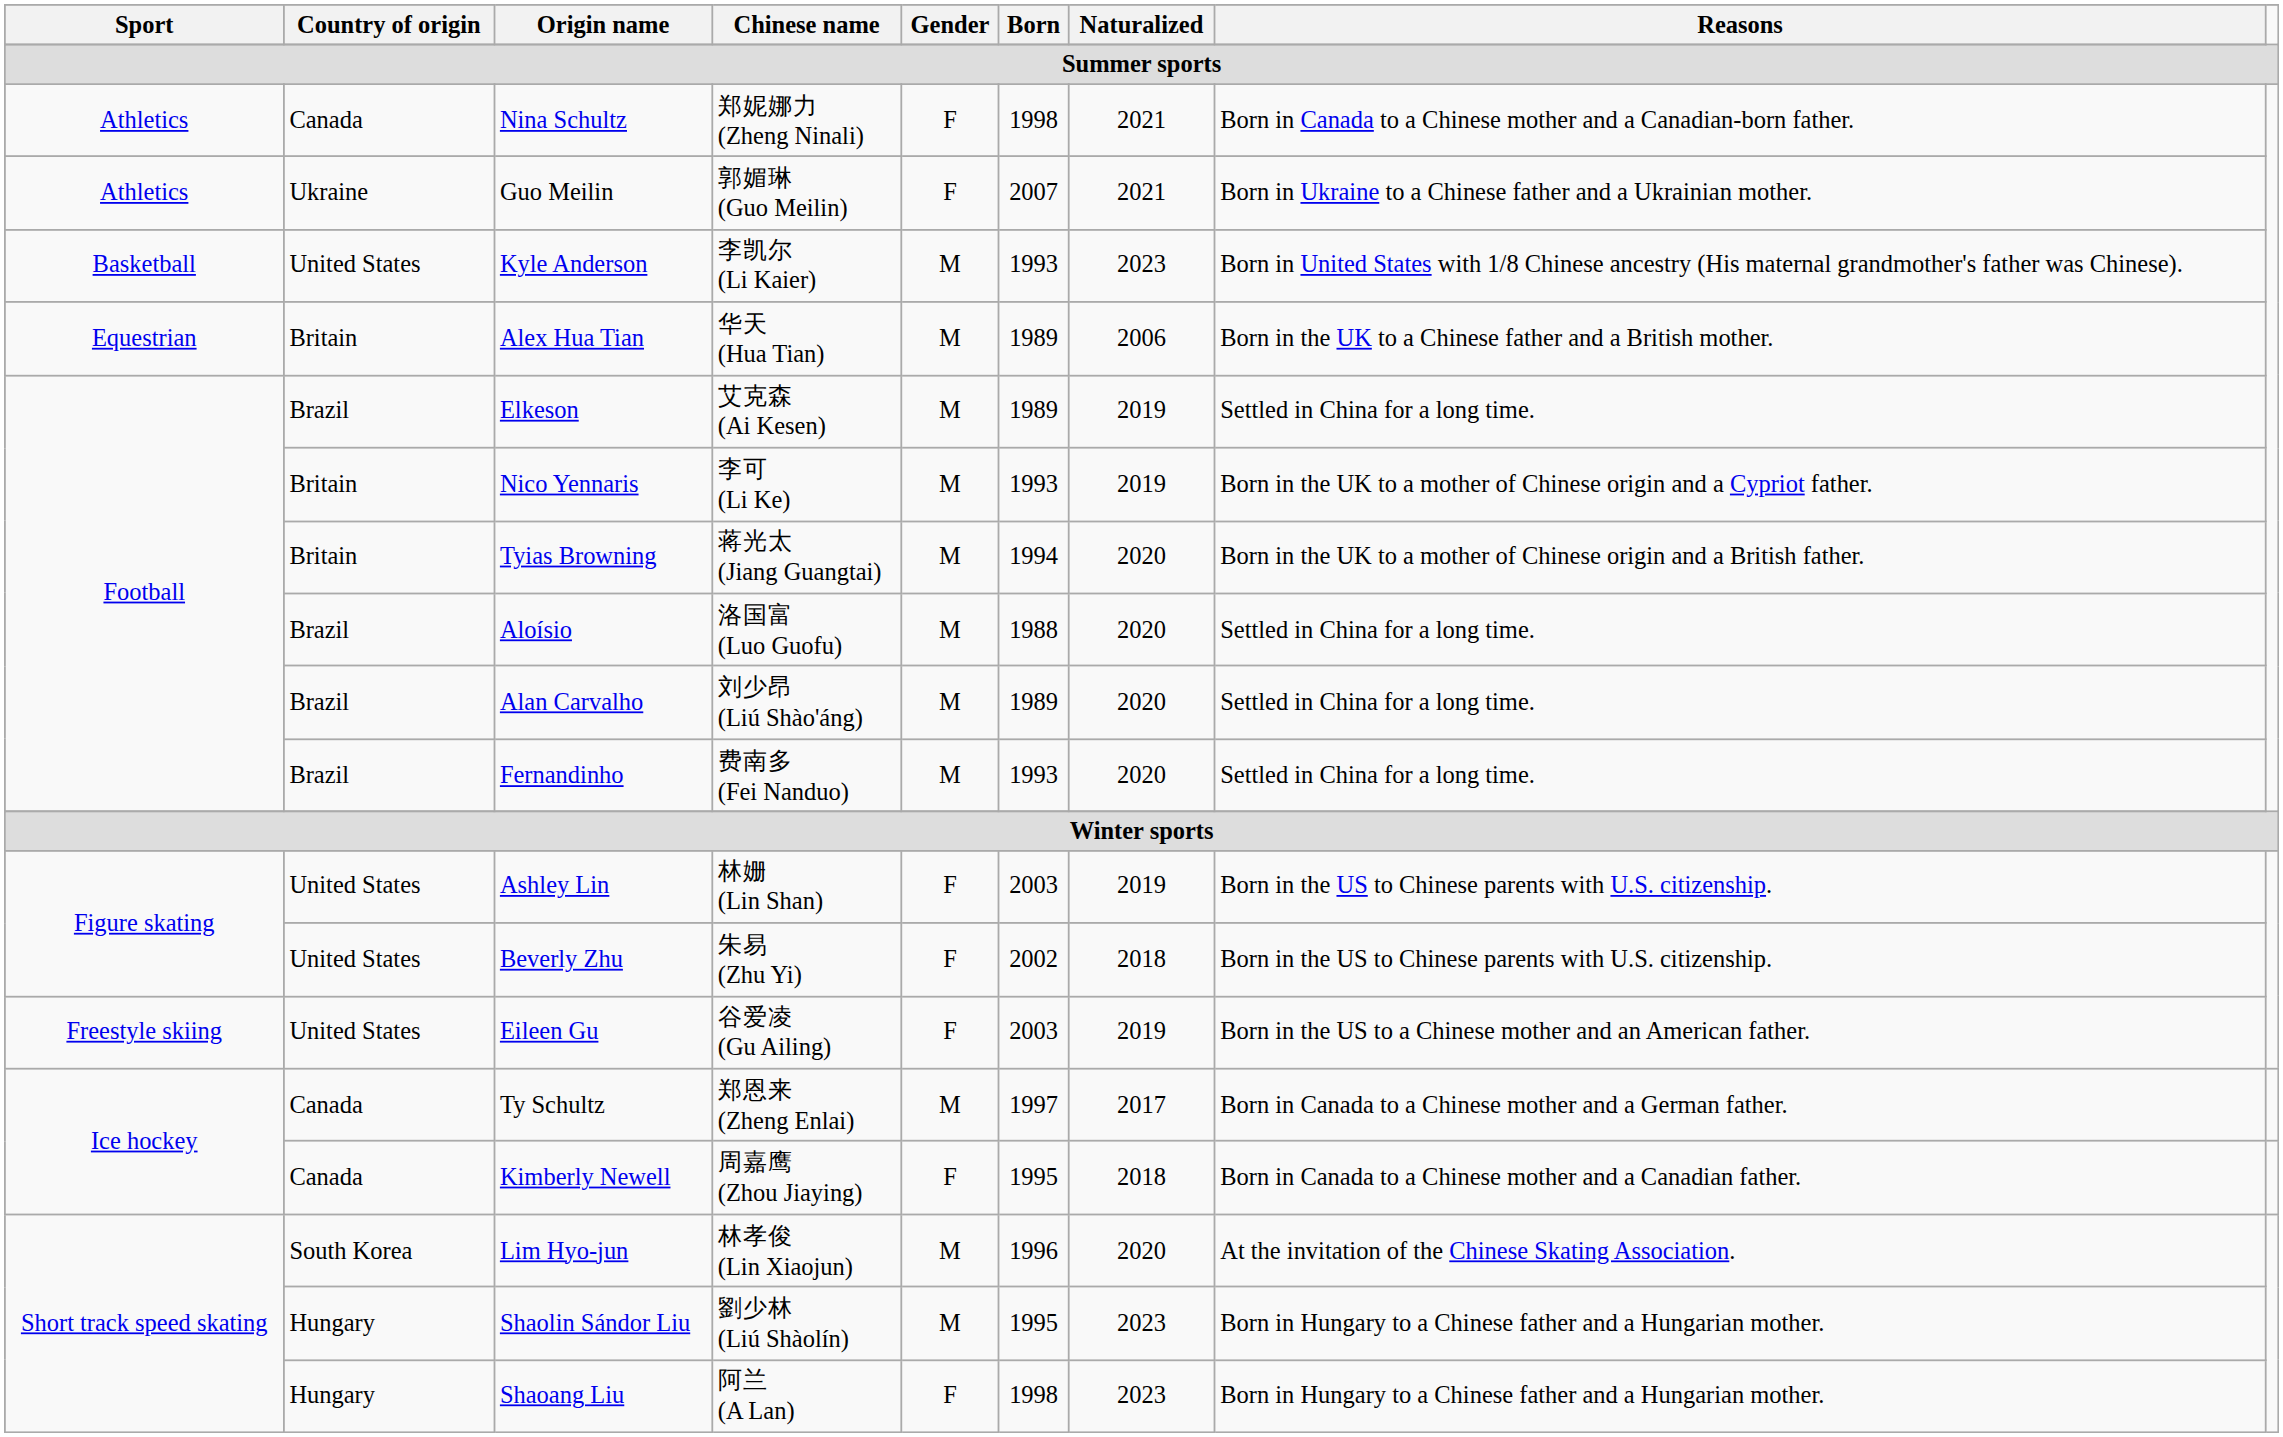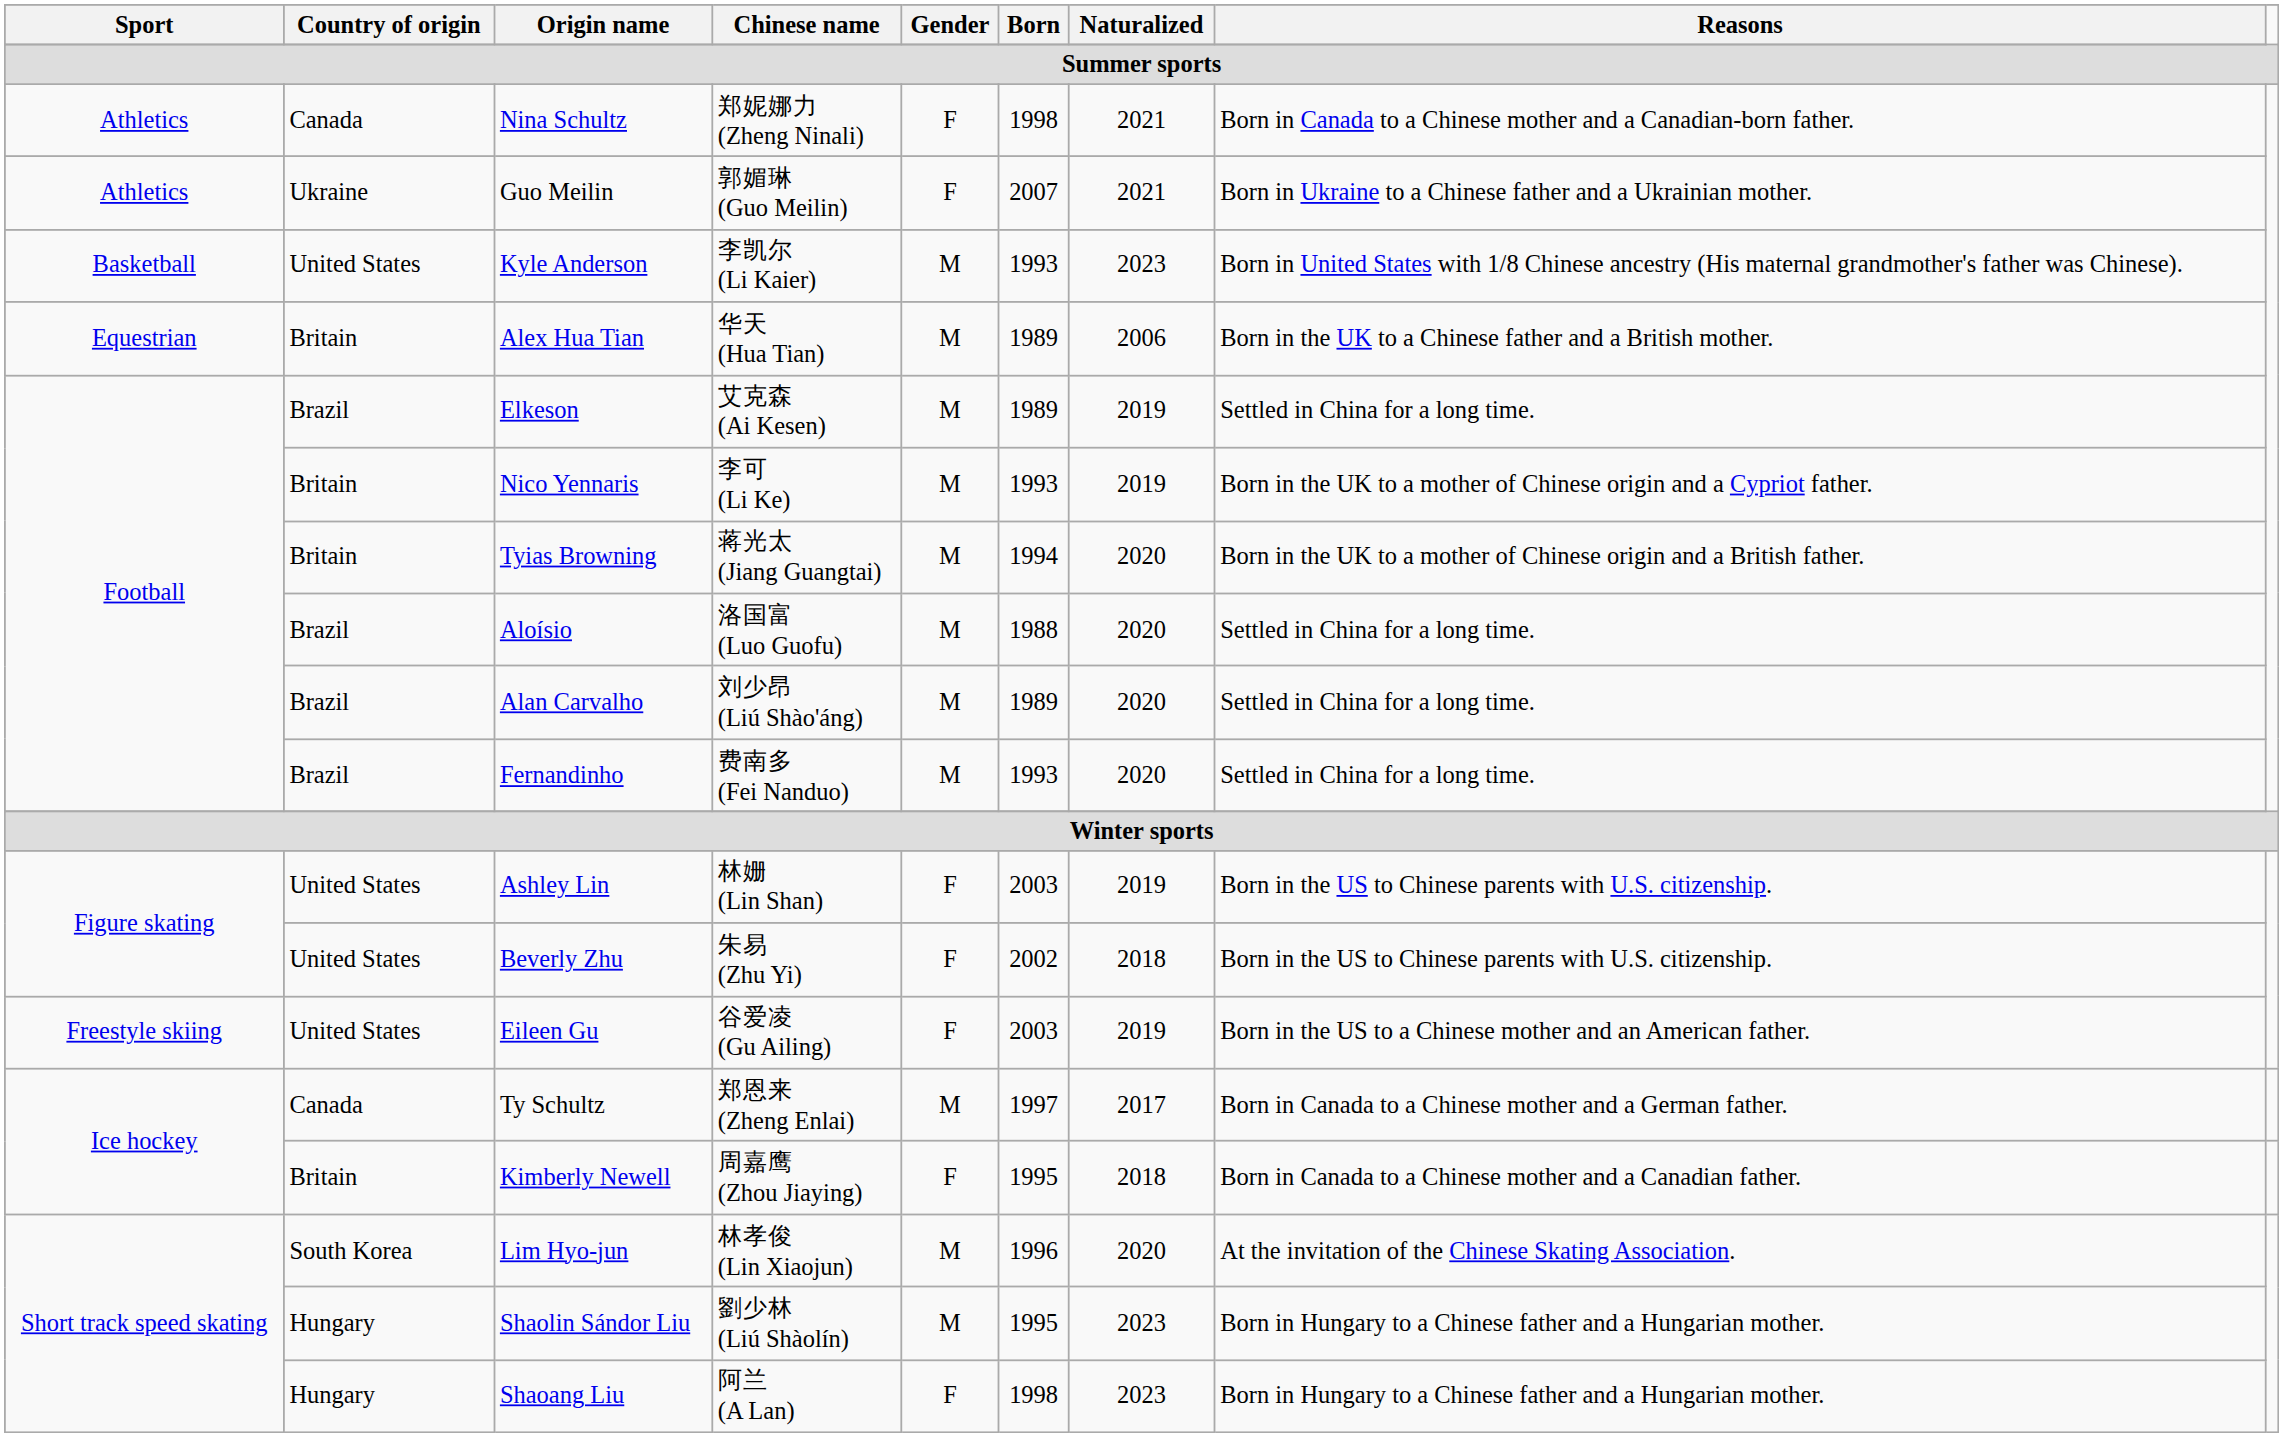(326, 1177) Canada -> (323, 1177) Britain
